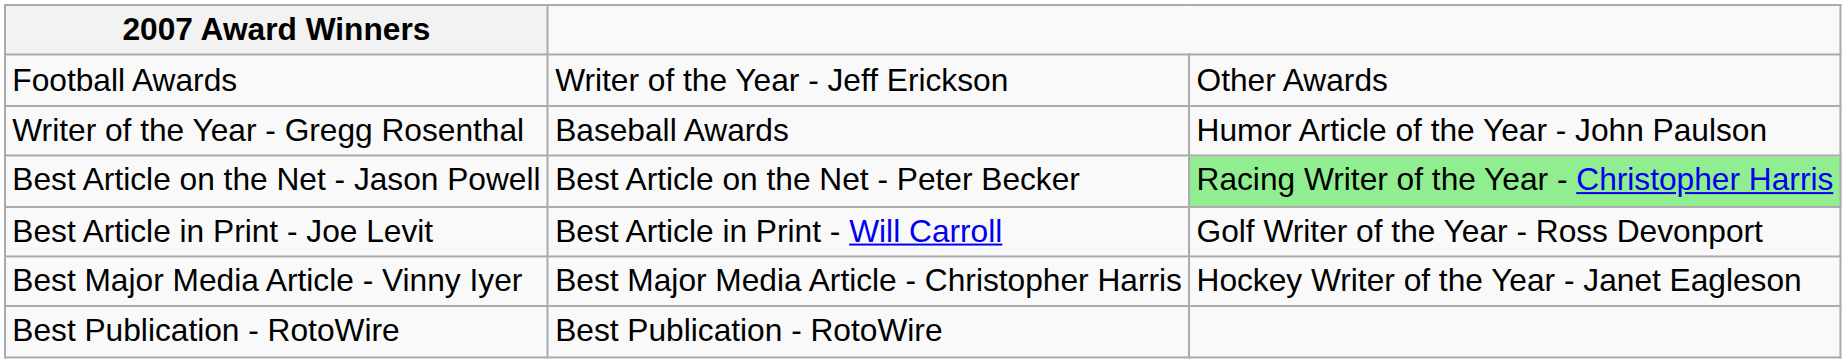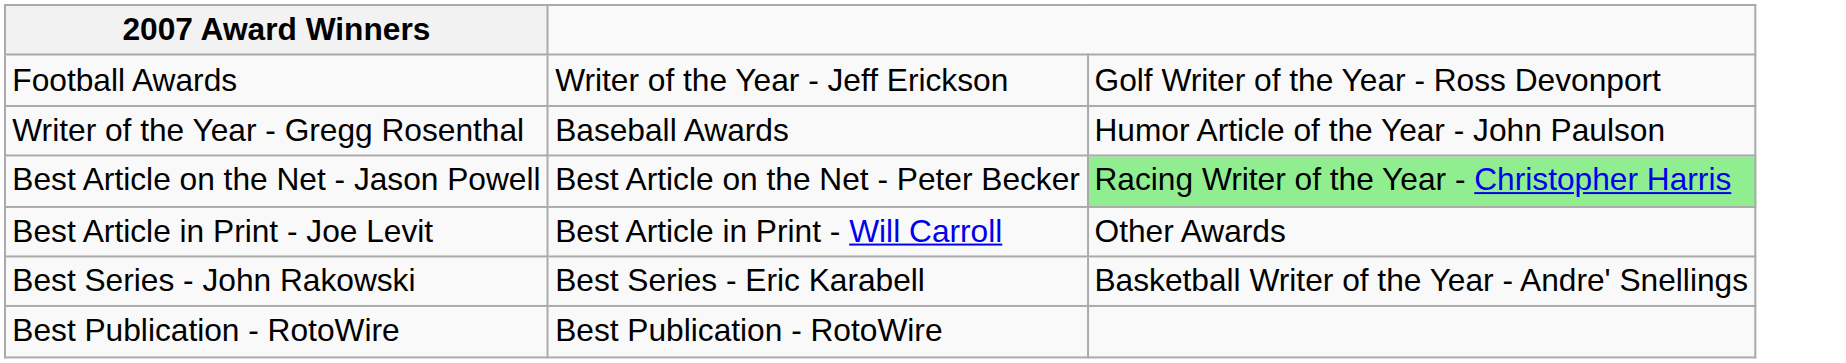(1292, 79) Other Awards -> (1378, 79) Golf Writer of the Year - Ross Devonport
(1480, 230) Golf Writer of the Year - Ross Devonport -> (1190, 230) Other Awards
- row: (267, 280)
+ row: (214, 280)
